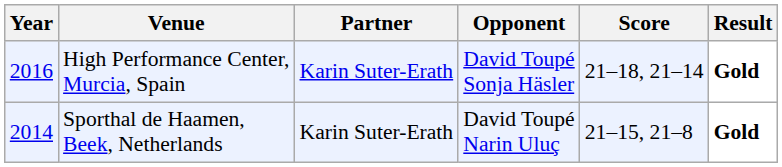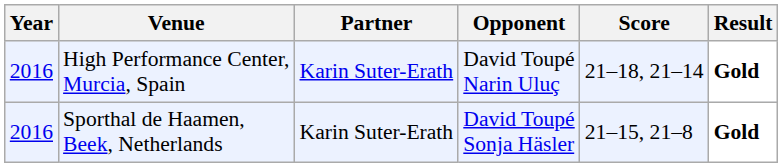(519, 71) David Toupé Sonja Häsler -> (519, 71) David Toupé Narin Uluç
(31, 132) 2014 -> (31, 132) 2016
(519, 132) David Toupé Narin Uluç -> (519, 132) David Toupé Sonja Häsler
